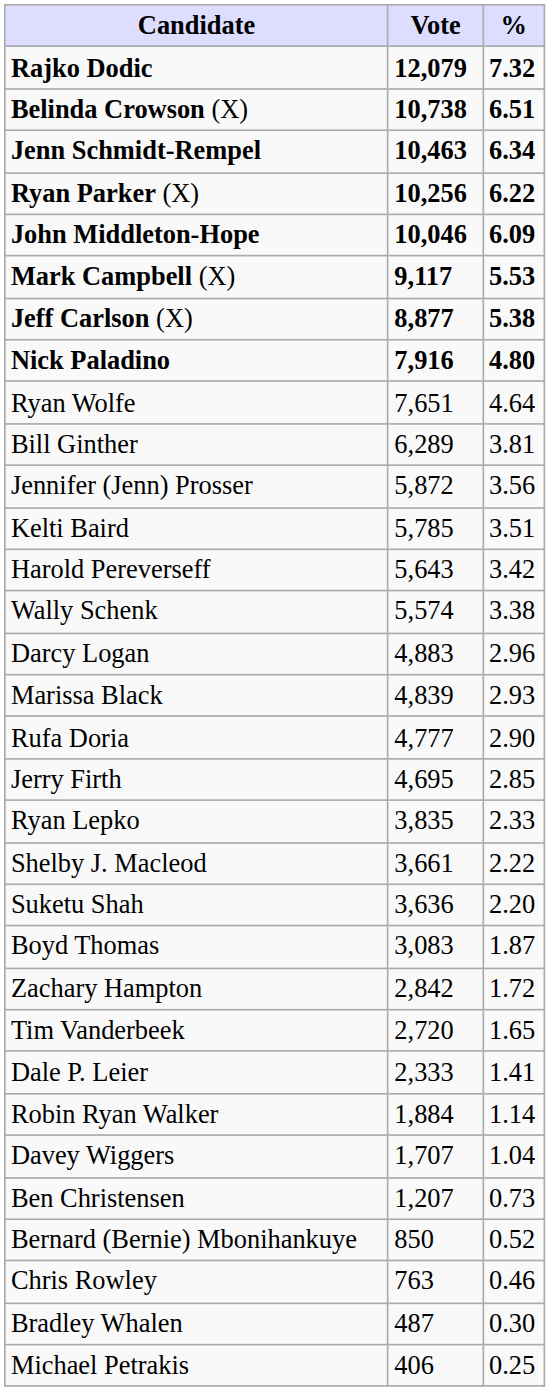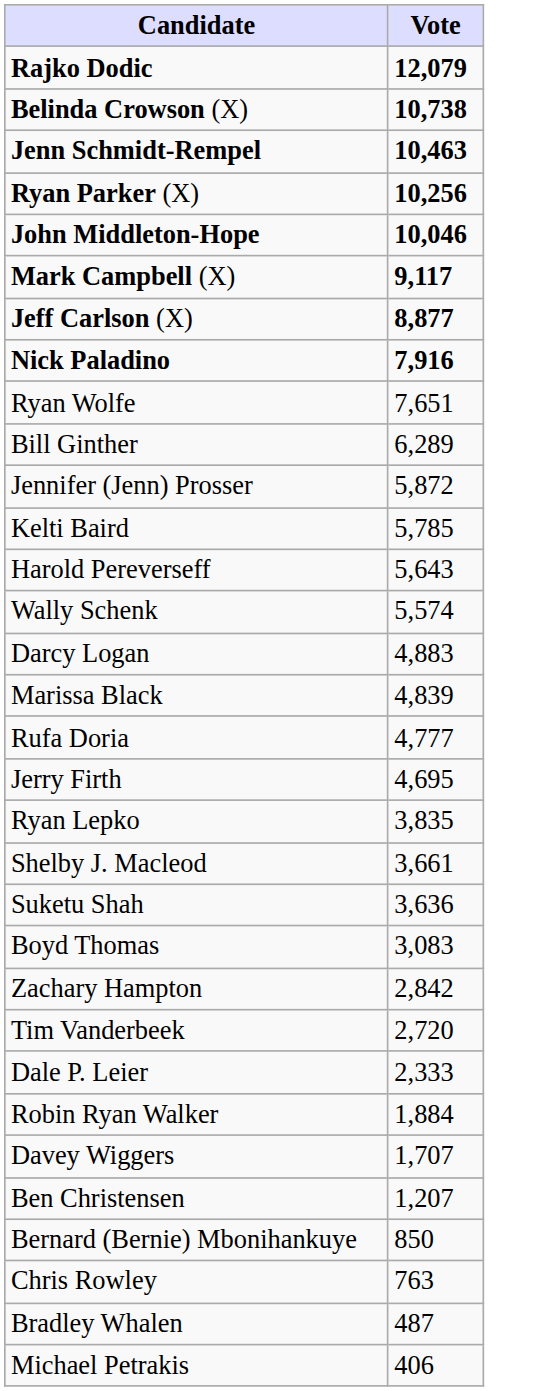- column: (514, 25)
